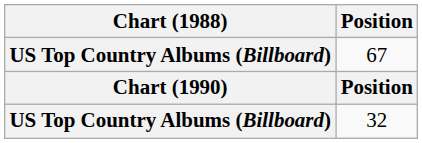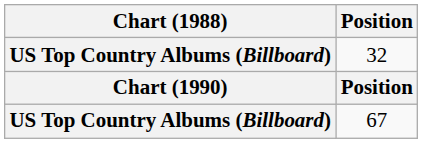rows swapped: (377, 120) <-> (377, 54)
